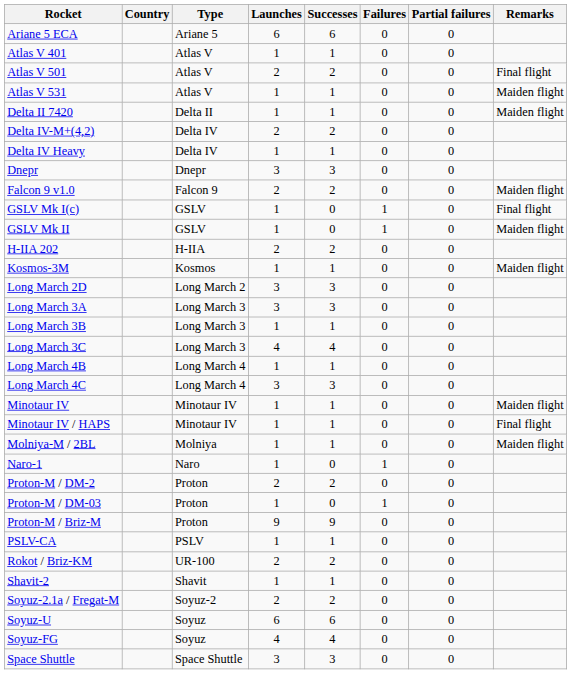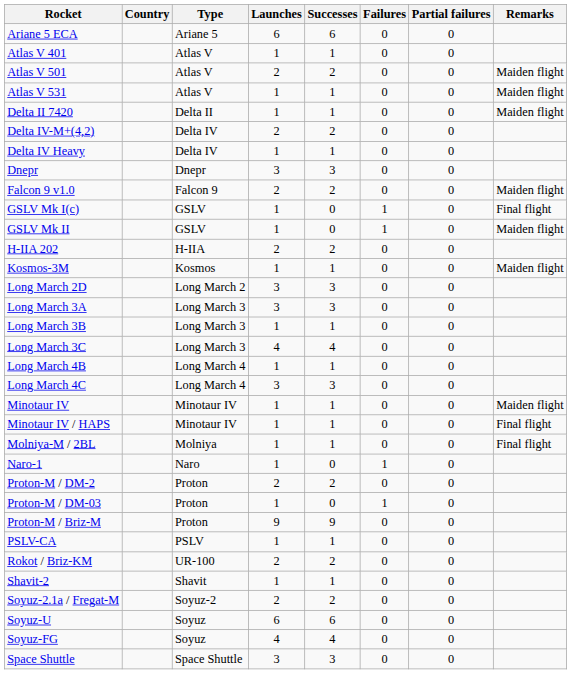(524, 72) Final flight -> (530, 72) Maiden flight
(530, 444) Maiden flight -> (524, 444) Final flight
